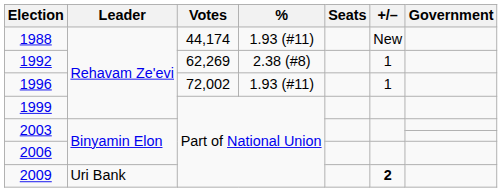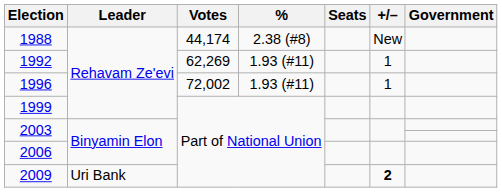(282, 38) 1.93 (#11) -> (282, 38) 2.38 (#8)
(282, 61) 2.38 (#8) -> (282, 61) 1.93 (#11)
